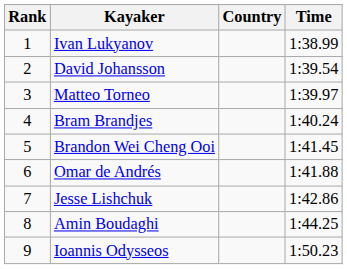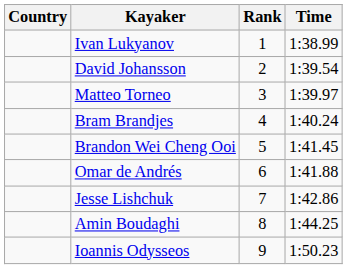columns swapped: (27, 17) <-> (252, 17)
